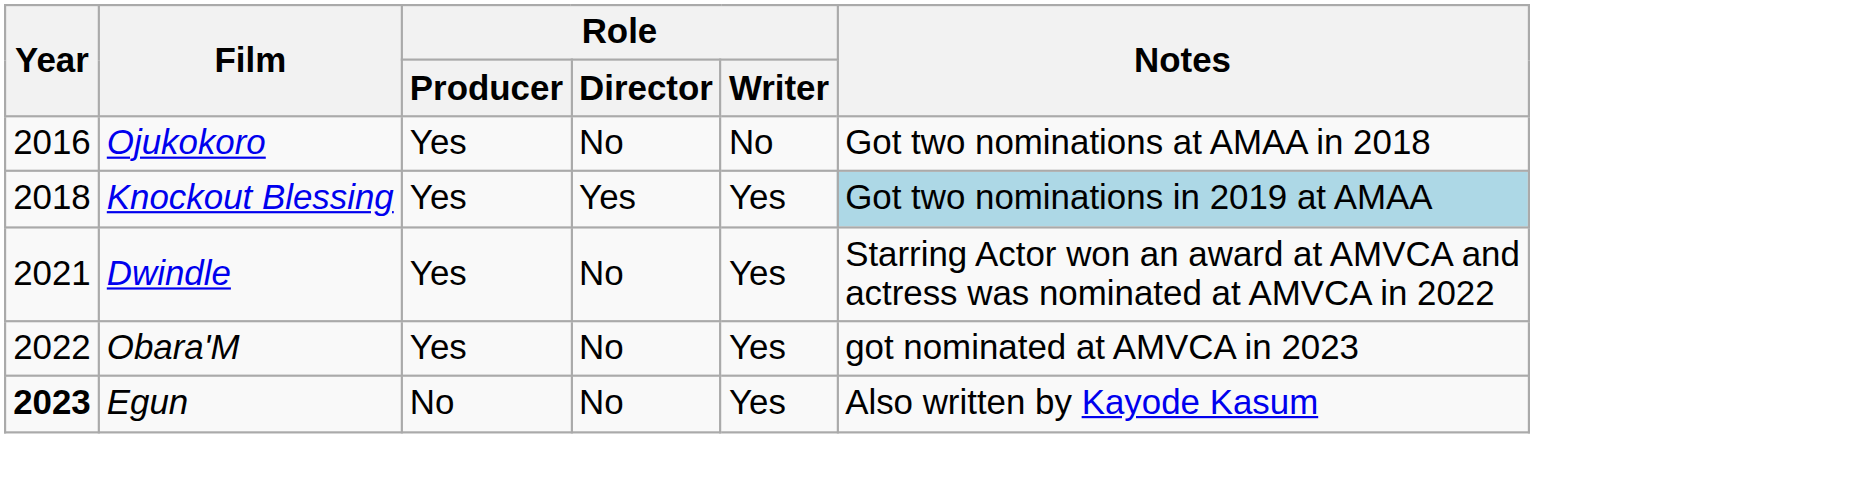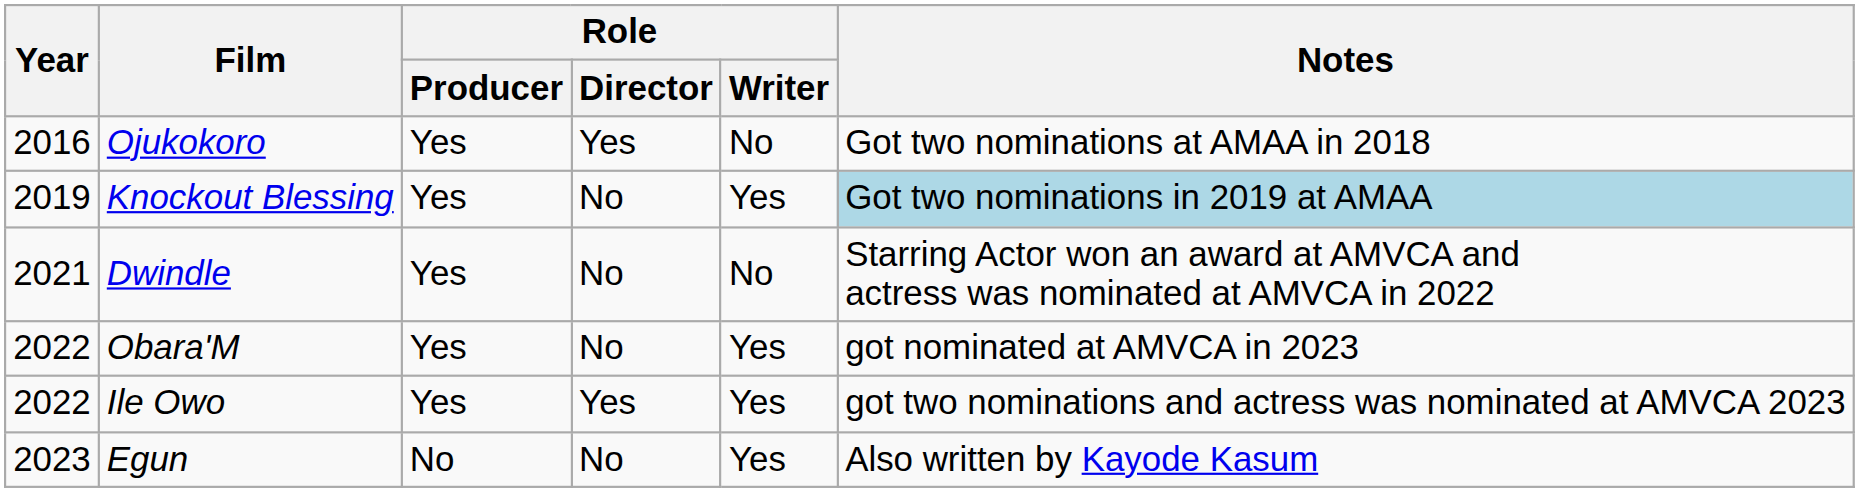(601, 142) No -> (608, 142) Yes
(52, 198) 2018 -> (52, 198) 2019
(608, 198) Yes -> (601, 198) No
(757, 273) Yes -> (751, 273) No
+ row: (166, 403)
(52, 403) bold -> (52, 458) normal
